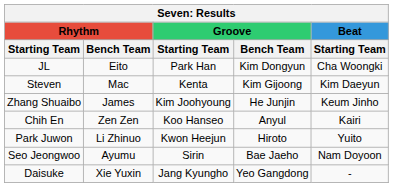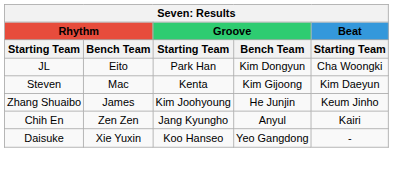(193, 120) Koo Hanseo -> (193, 120) Jang Kyungho
- row: (44, 138)
- row: (44, 156)
(193, 173) Jang Kyungho -> (193, 138) Koo Hanseo
